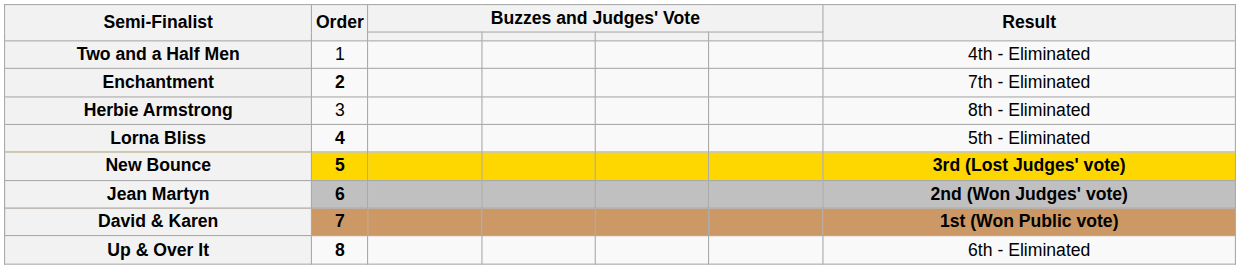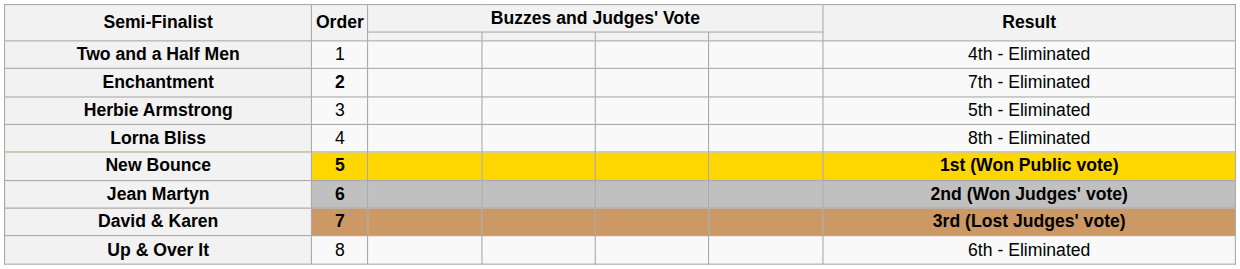(1029, 110) 8th - Eliminated -> (1029, 110) 5th - Eliminated
(340, 138) bold -> (340, 138) normal
(1029, 138) 5th - Eliminated -> (1029, 138) 8th - Eliminated
(1029, 166) 3rd (Lost Judges' vote) -> (1029, 166) 1st (Won Public vote)
(1029, 221) 1st (Won Public vote) -> (1029, 221) 3rd (Lost Judges' vote)
(340, 249) bold -> (340, 249) normal
